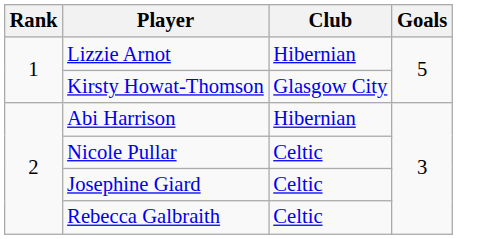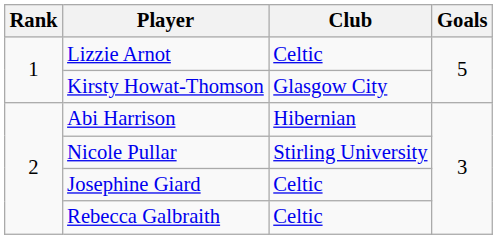(315, 53) Hibernian -> (298, 53) Celtic
(298, 151) Celtic -> (350, 151) Stirling University
